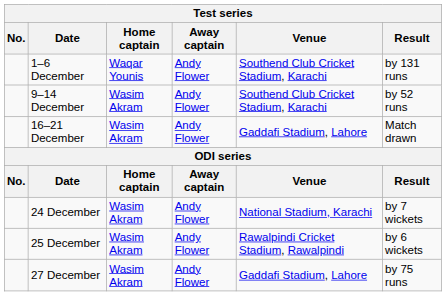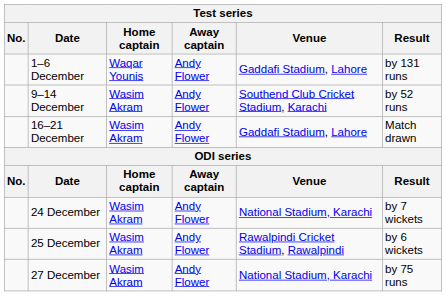(297, 69) Southend Club Cricket Stadium, Karachi -> (303, 69) Gaddafi Stadium, Lahore
(303, 275) Gaddafi Stadium, Lahore -> (306, 275) National Stadium, Karachi
